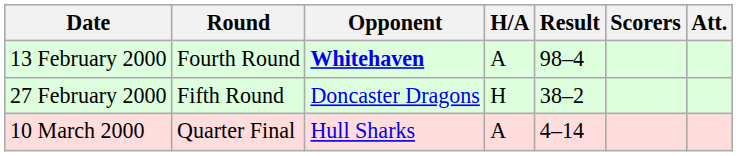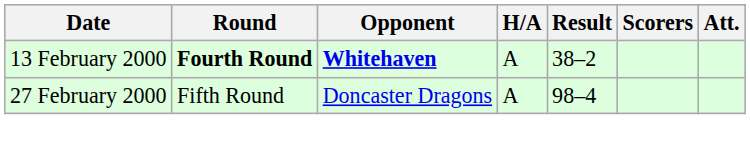(239, 58) normal -> (245, 58) bold
(562, 58) 98–4 -> (574, 58) 38–2
(498, 94) H -> (510, 94) A
(562, 94) 38–2 -> (574, 94) 98–4
- row: (77, 131)
